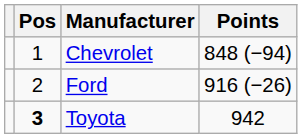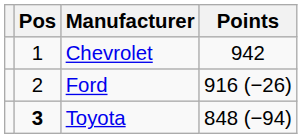(248, 53) 848 (−94) -> (248, 53) 942
(248, 118) 942 -> (248, 118) 848 (−94)
